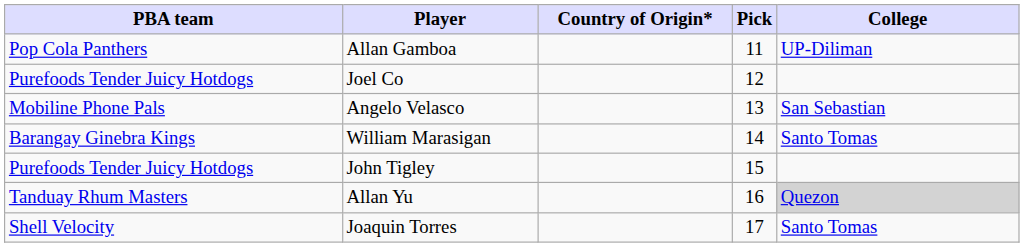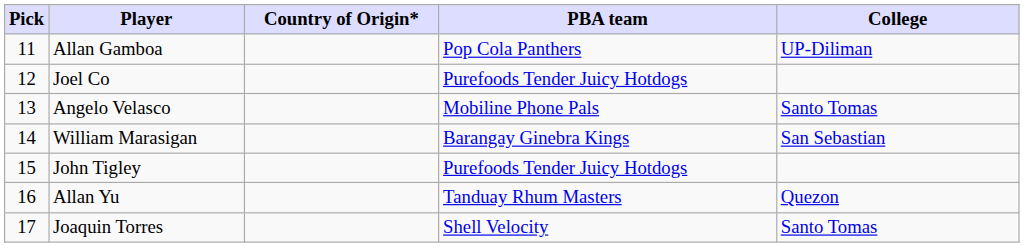columns swapped: (754, 19) <-> (173, 19)
(833, 108) San Sebastian -> (829, 108) Santo Tomas
(829, 138) Santo Tomas -> (833, 138) San Sebastian
(810, 197) lightgrey background -> (810, 197) no background
